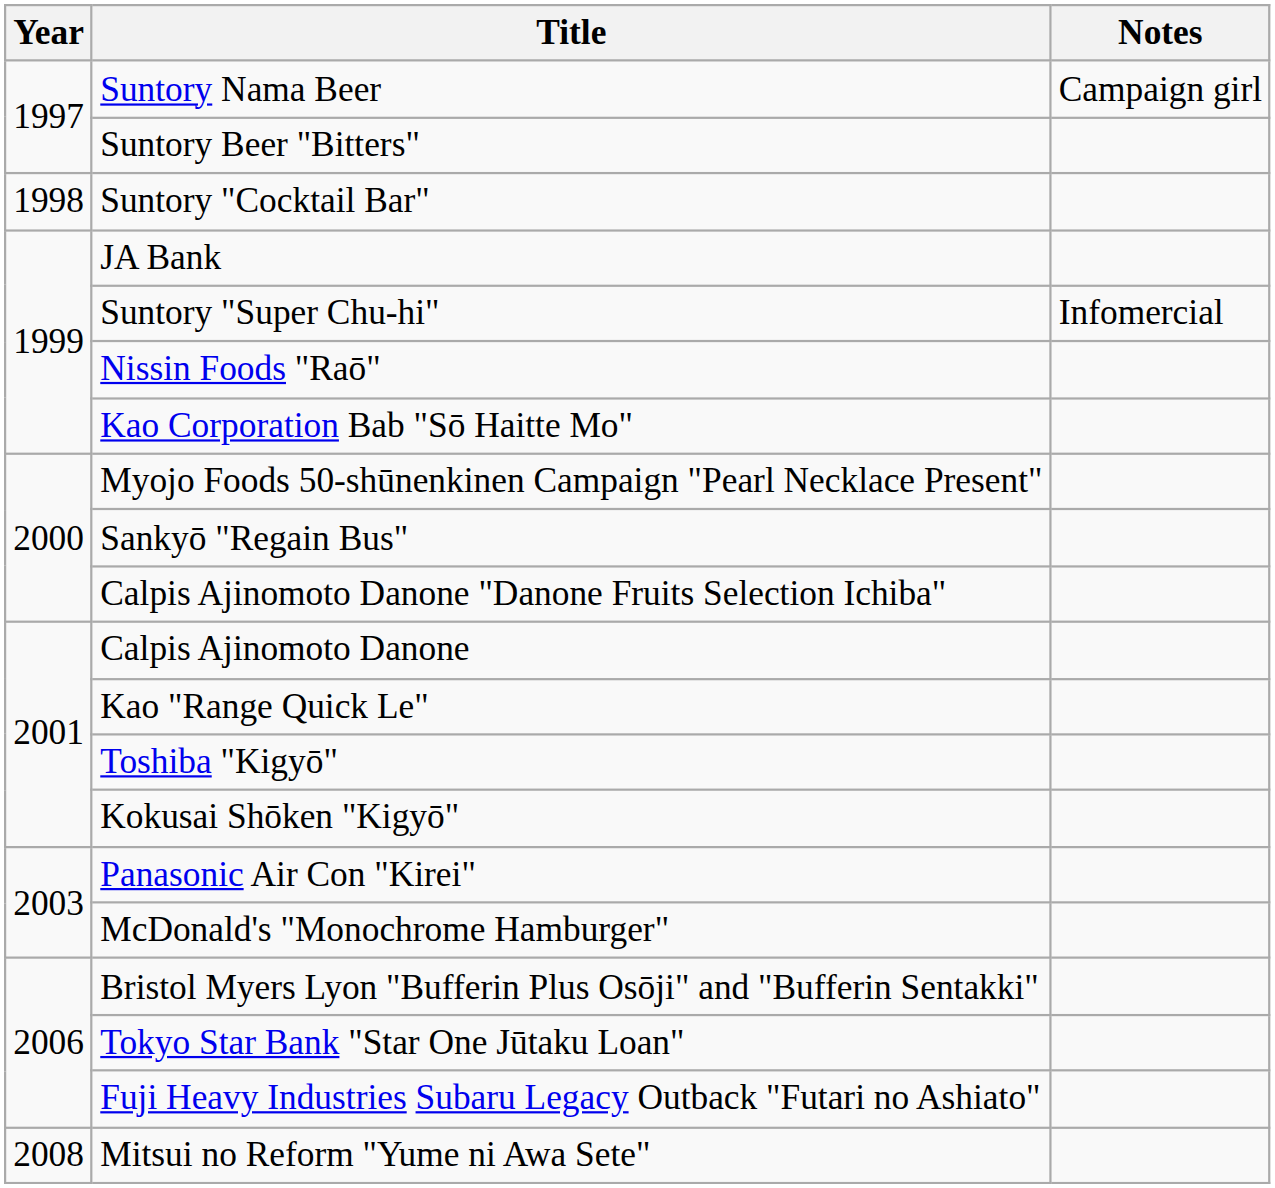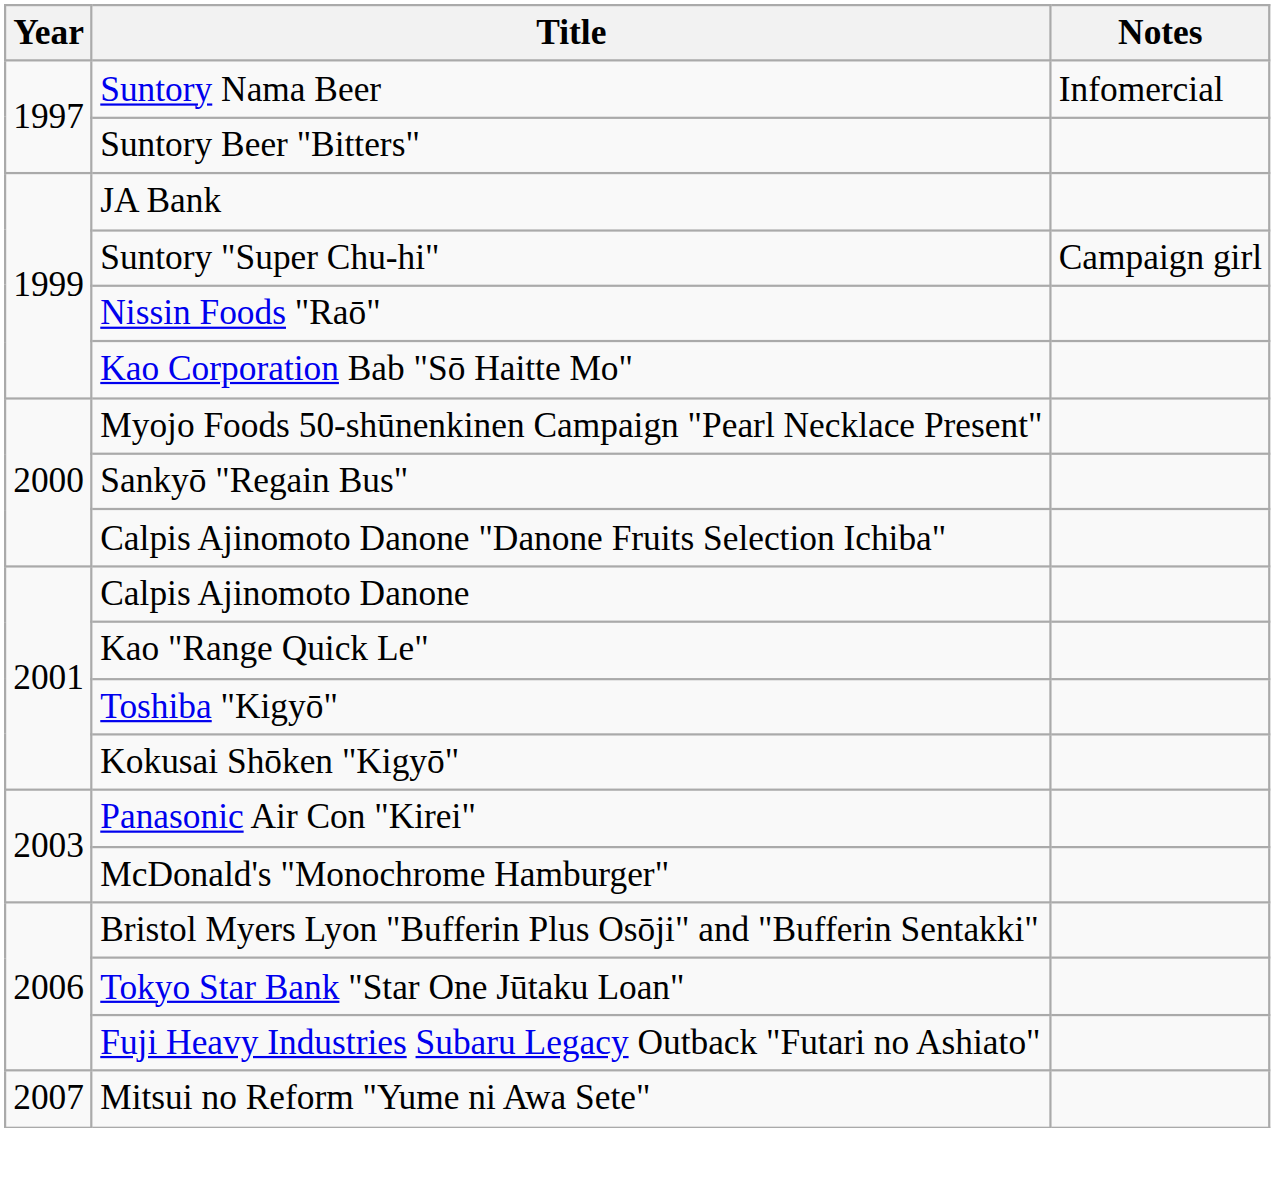(1160, 88) Campaign girl -> (1141, 88) Infomercial
- row: (265, 200)
(1141, 312) Infomercial -> (1160, 256) Campaign girl
(49, 1154) 2008 -> (49, 1098) 2007
